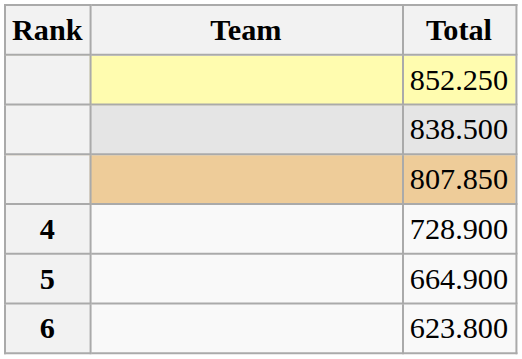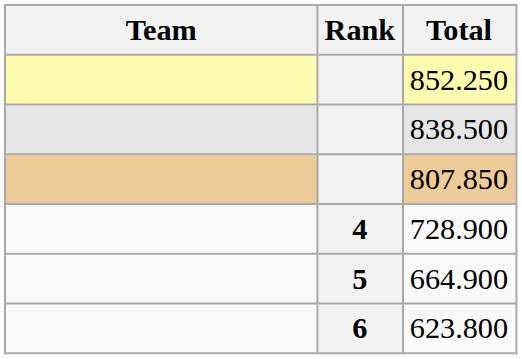columns swapped: (47, 29) <-> (246, 29)
